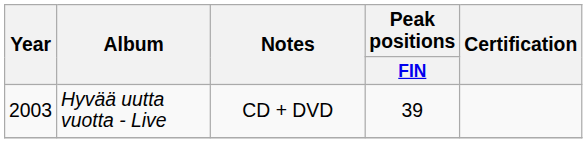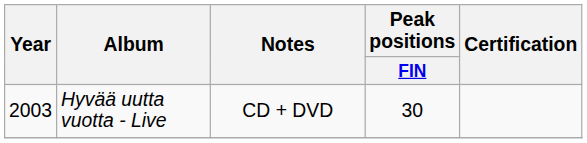(412, 110) 39 -> (412, 110) 30
